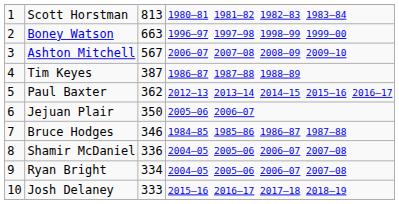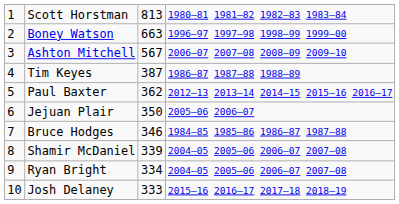(152, 151) 336 -> (152, 151) 339
